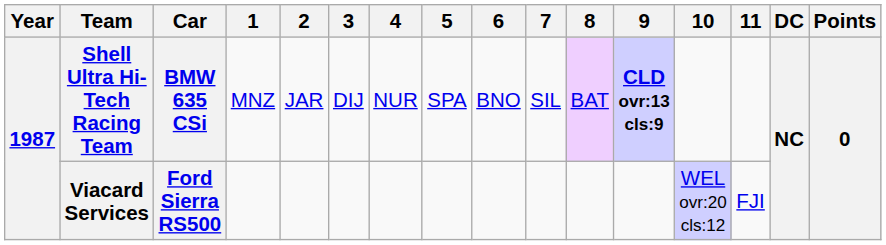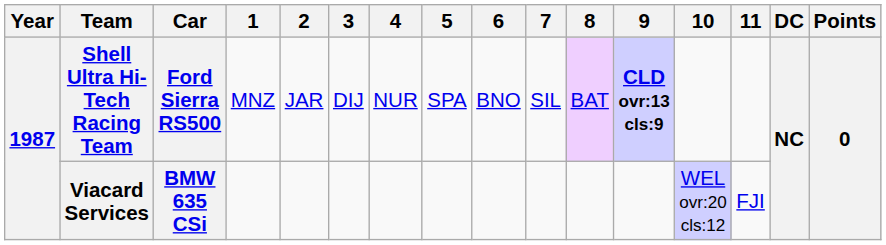(190, 99) BMW 635 CSi -> (190, 99) Ford Sierra RS500
(190, 201) Ford Sierra RS500 -> (190, 201) BMW 635 CSi
